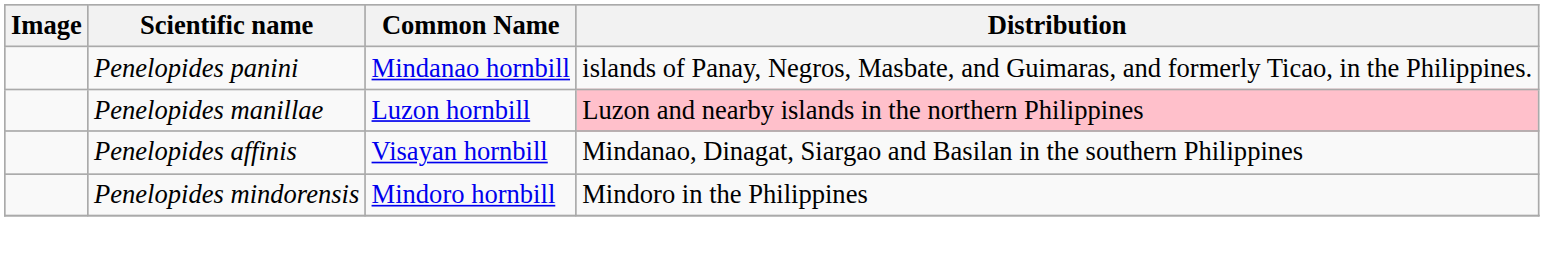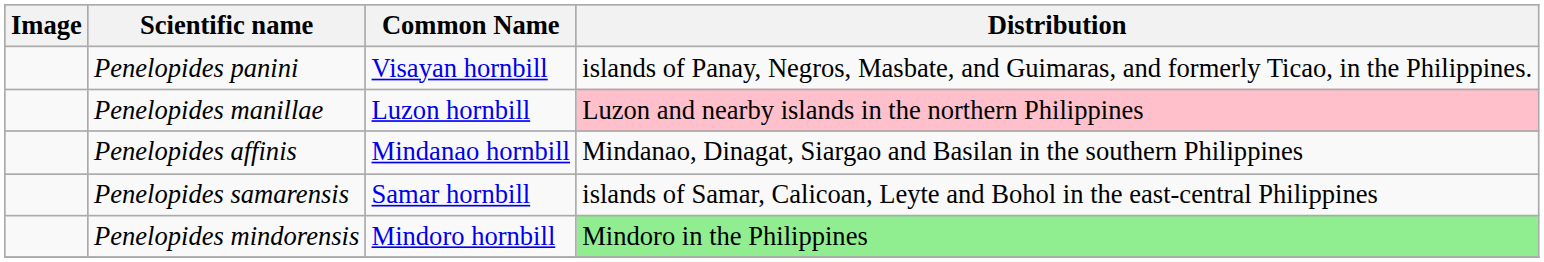(471, 67) Mindanao hornbill -> (460, 67) Visayan hornbill
(460, 151) Visayan hornbill -> (471, 151) Mindanao hornbill
+ row: (221, 194)
(725, 194) no background -> (725, 236) lightgreen background
